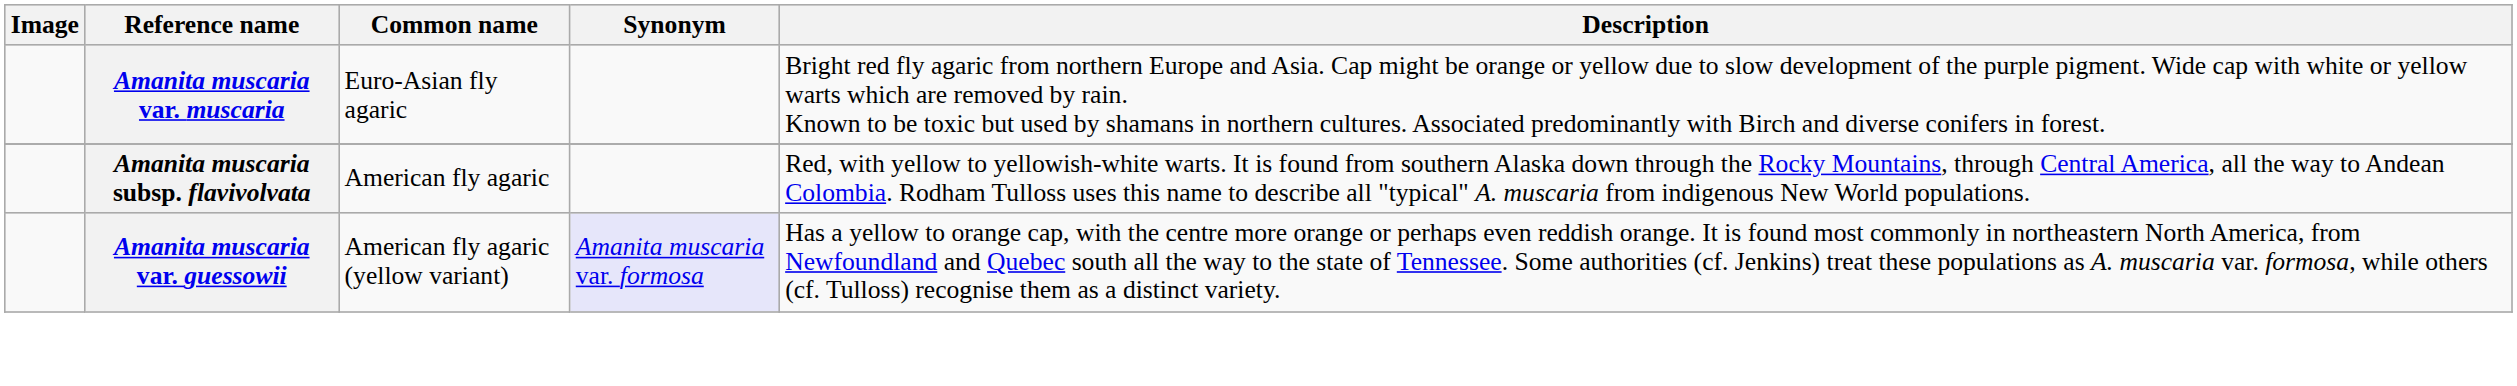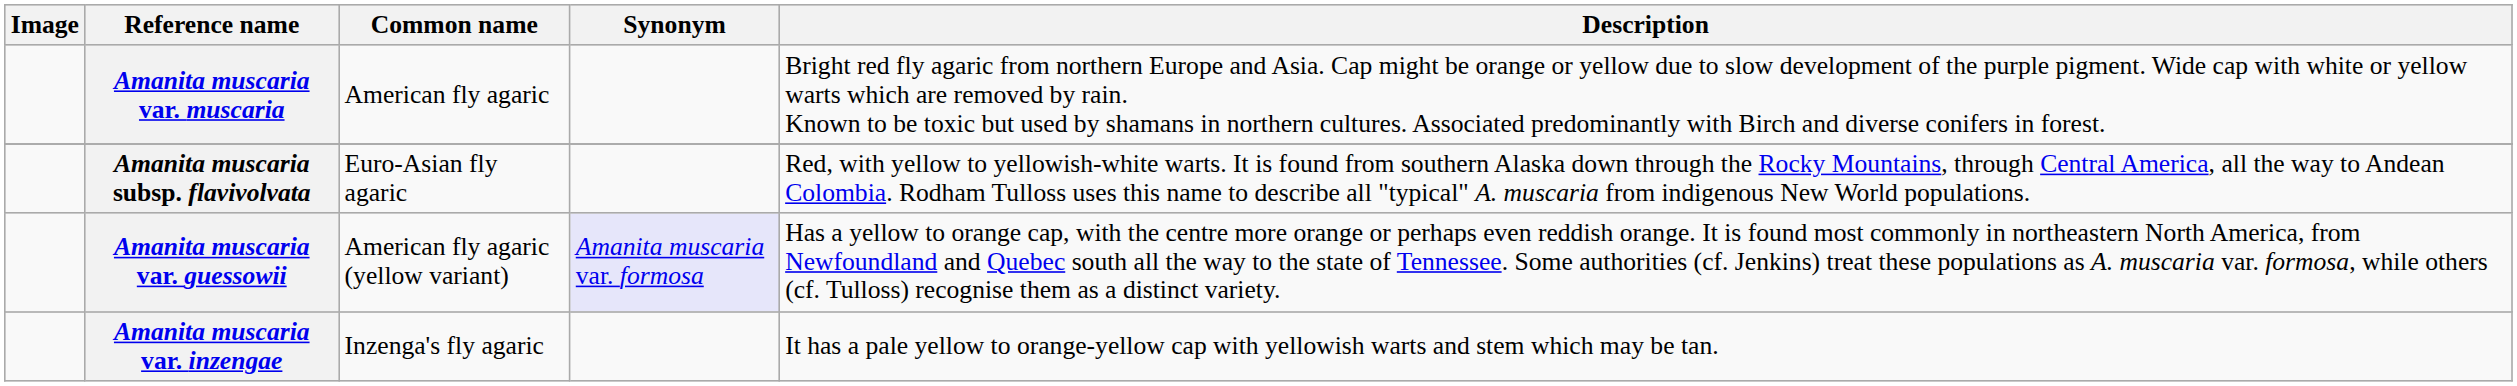(421, 94) Euro-Asian fly agaric -> (447, 94) American fly agaric
(447, 178) American fly agaric -> (421, 178) Euro-Asian fly agaric
+ row: (212, 345)
